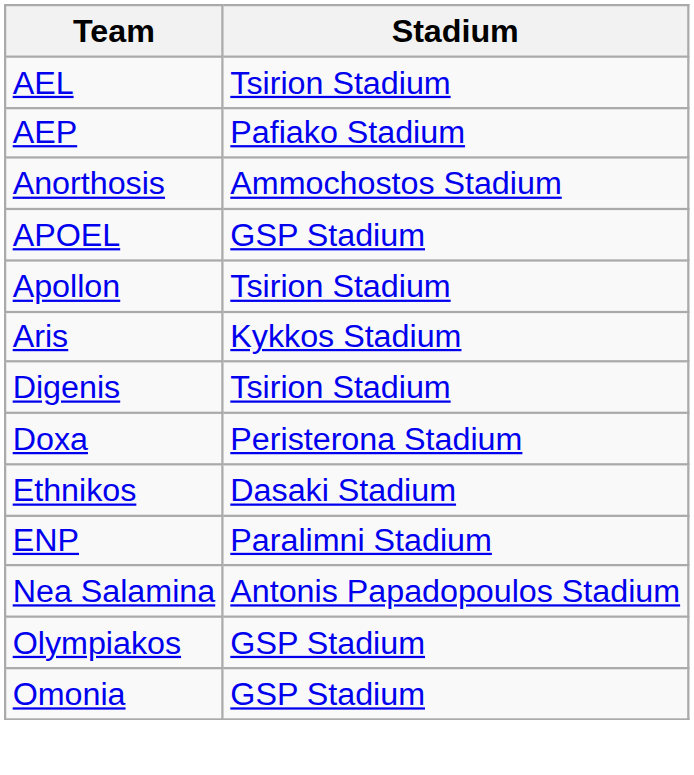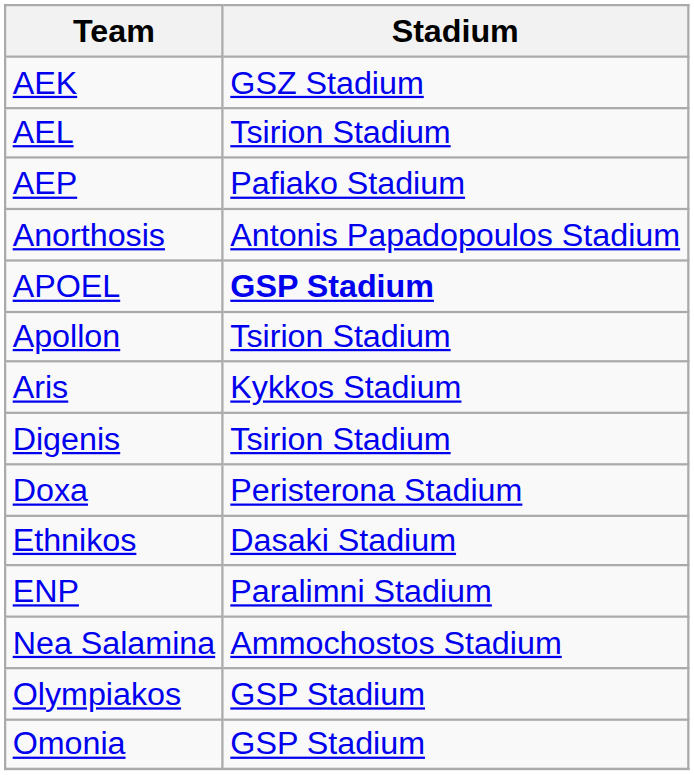+ row: (45, 82)
(396, 184) Ammochostos Stadium -> (455, 235) Antonis Papadopoulos Stadium
(328, 235) normal -> (332, 286) bold
(455, 592) Antonis Papadopoulos Stadium -> (396, 643) Ammochostos Stadium
